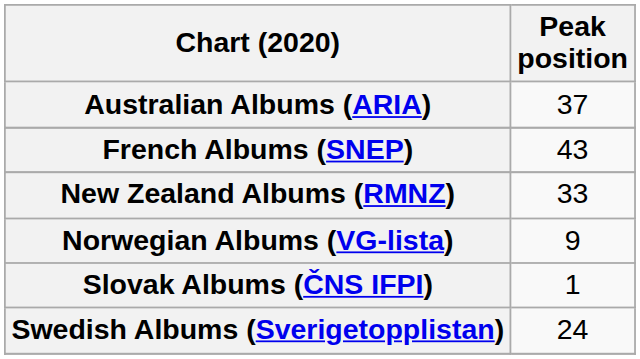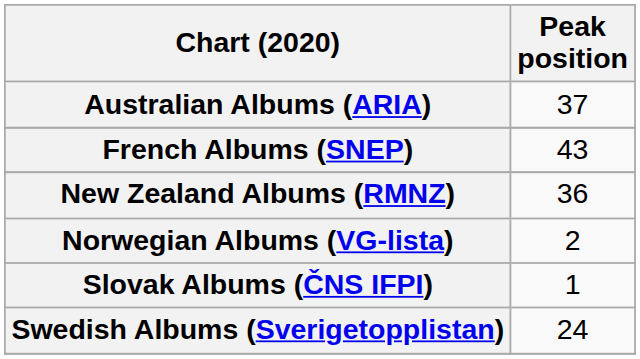(573, 194) 33 -> (573, 194) 36
(573, 239) 9 -> (573, 239) 2
